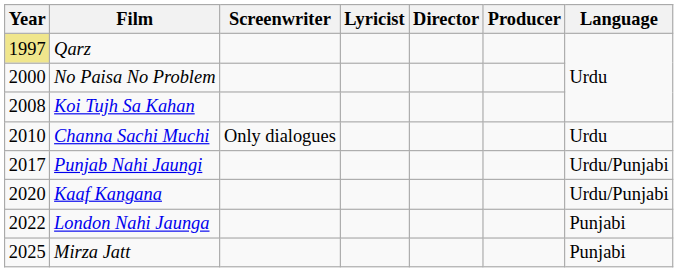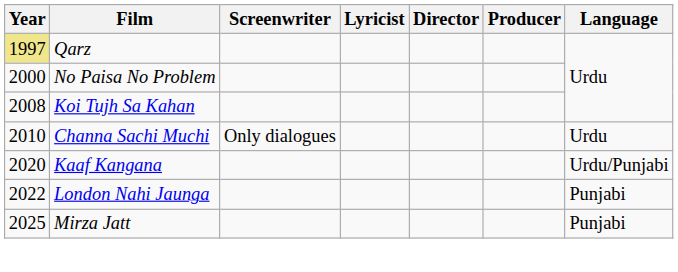- row: (128, 164)
